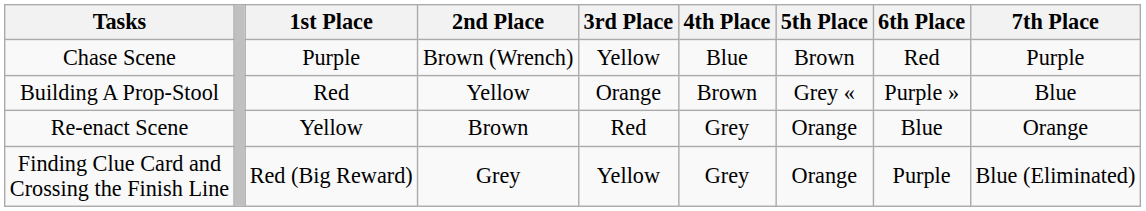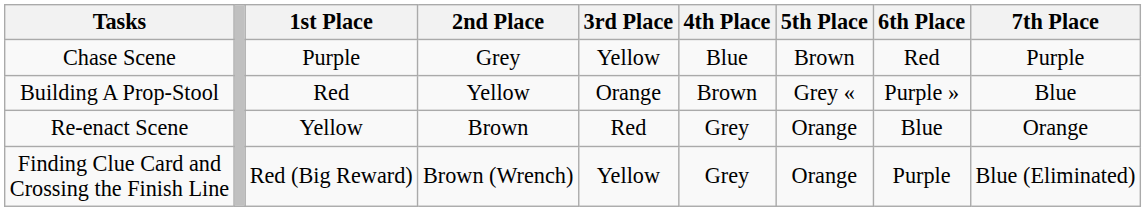(498, 57) Brown (Wrench) -> (498, 57) Grey
(498, 175) Grey -> (498, 175) Brown (Wrench)
